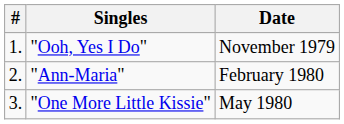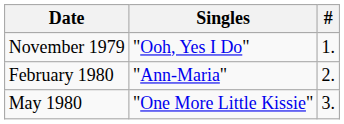columns swapped: (15, 18) <-> (277, 18)
